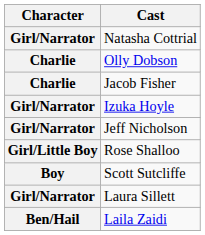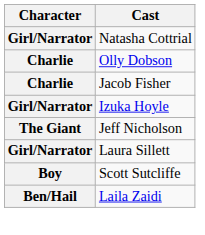(53, 128) Girl/Narrator -> (50, 128) The Giant
- row: (142, 151)
rows swapped: (139, 196) <-> (145, 173)
